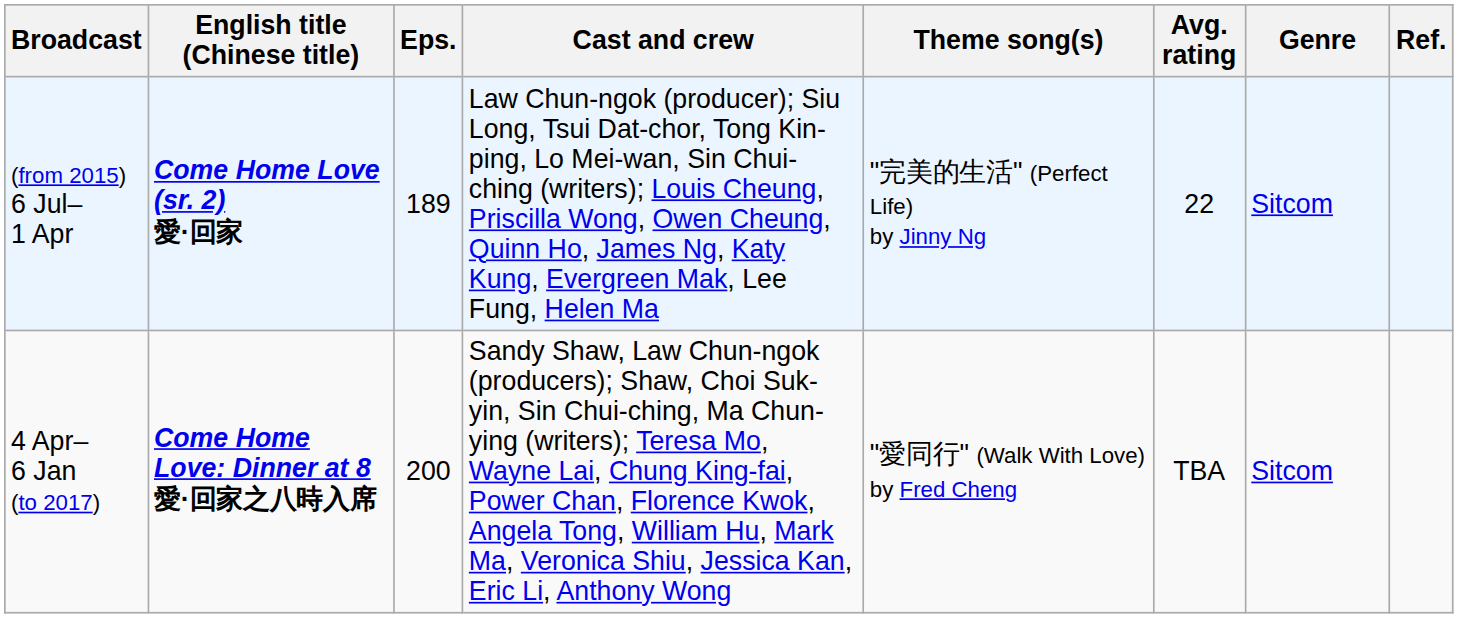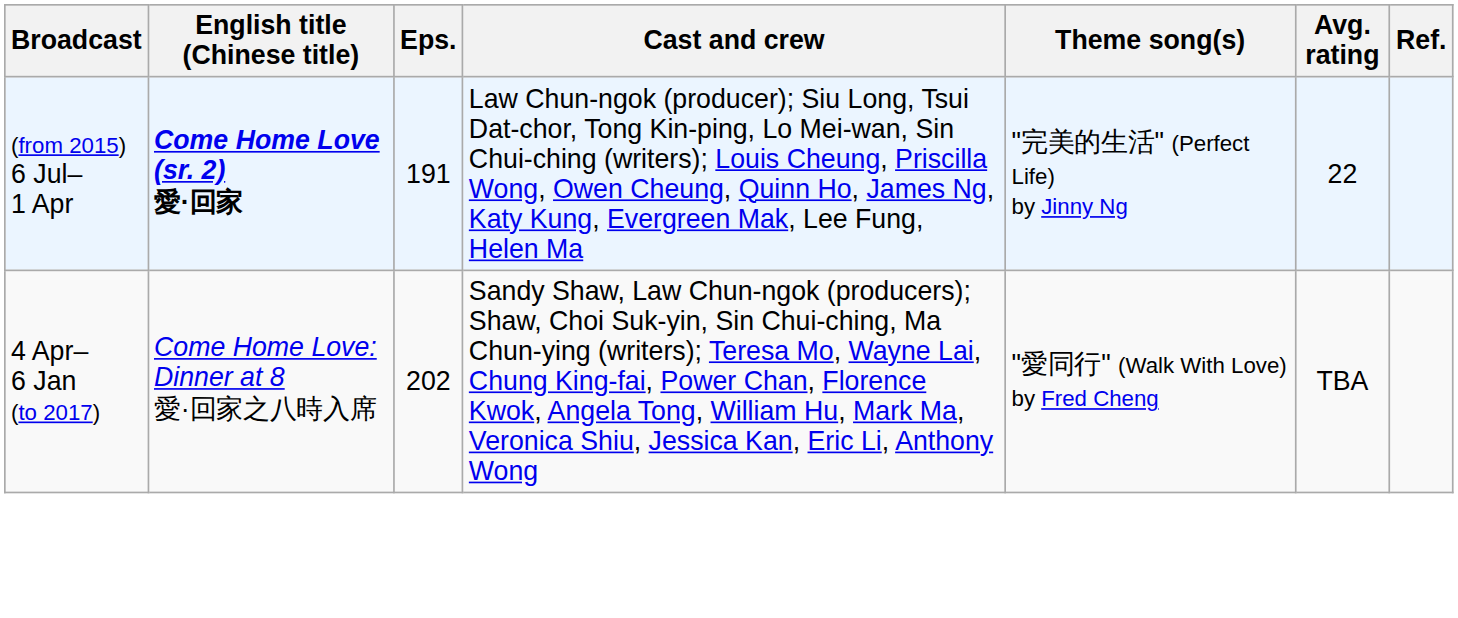- column: (1318, 40)
(428, 203) 189 -> (428, 173) 191
(265, 469) bold -> (265, 379) normal
(428, 471) 200 -> (428, 380) 202
